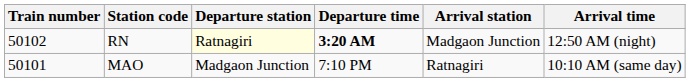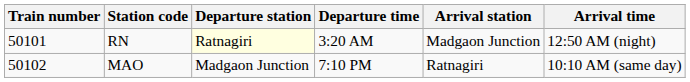(27, 41) 50102 -> (27, 41) 50101
(347, 41) bold -> (346, 41) normal
(27, 65) 50101 -> (27, 65) 50102
